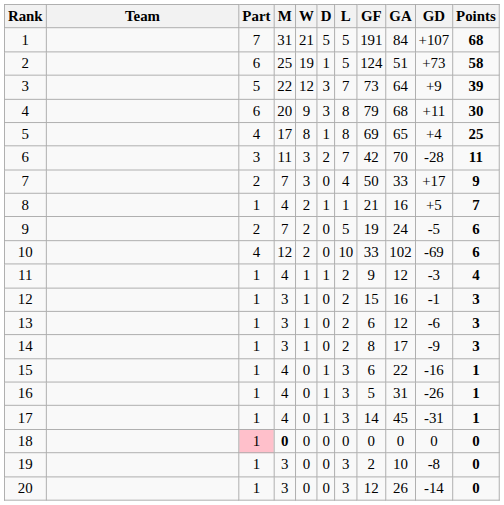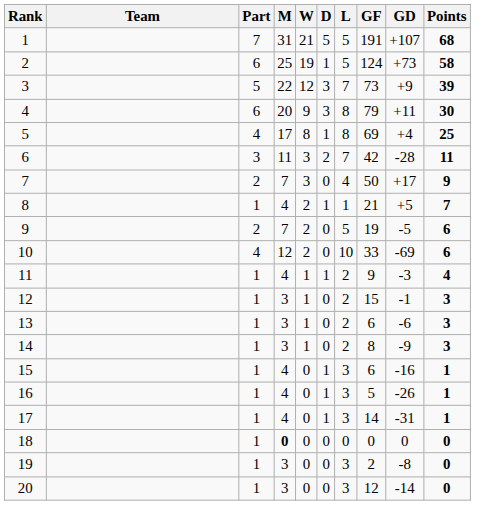- column: (400, 16)
(256, 441) pink background -> (256, 441) no background
